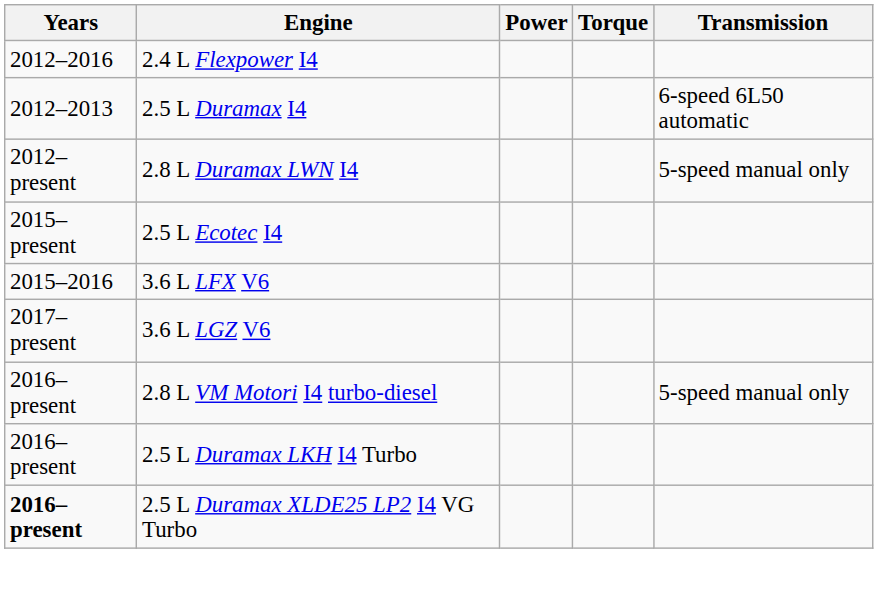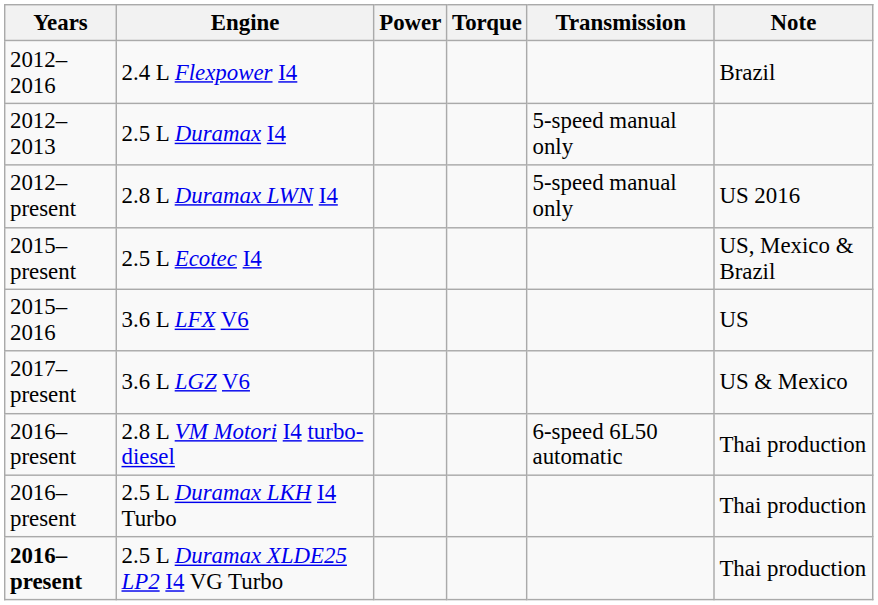+ column: (793, 22)
(721, 108) 6-speed 6L50 automatic -> (605, 133) 5-speed manual only
(754, 392) 5-speed manual only -> (595, 443) 6-speed 6L50 automatic
